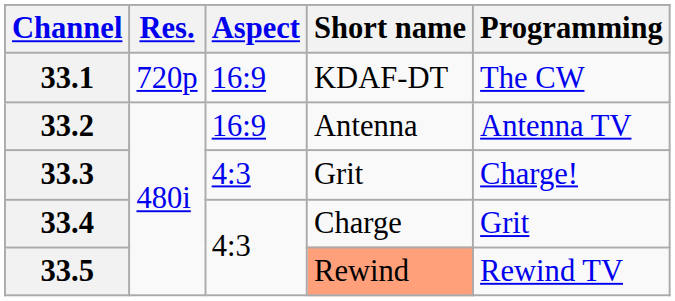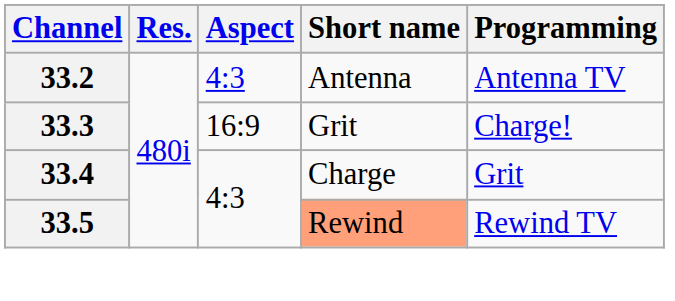- row: (67, 77)
(239, 125) 16:9 -> (225, 77) 4:3
(231, 174) 4:3 -> (233, 125) 16:9
